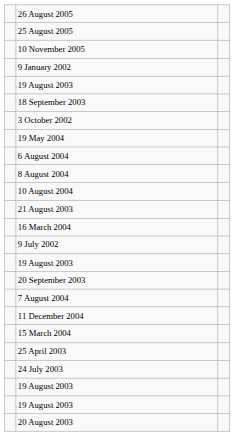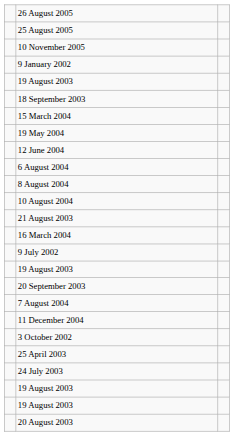rows swapped: (10, 334) <-> (10, 120)
+ row: (10, 150)
